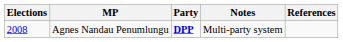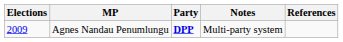(17, 29) 2008 -> (17, 29) 2009
